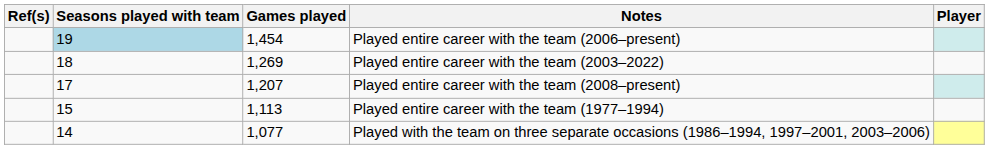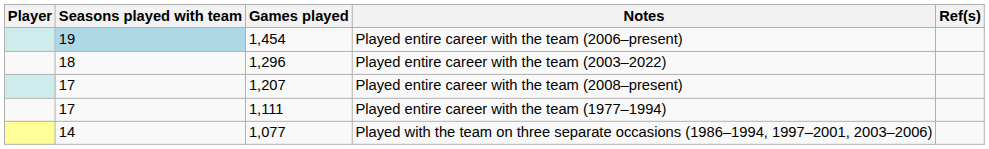columns swapped: (959, 16) <-> (29, 16)
(265, 62) 1,269 -> (267, 62) 1,296
(65, 109) 15 -> (67, 109) 17
(264, 109) 1,113 -> (266, 109) 1,111
